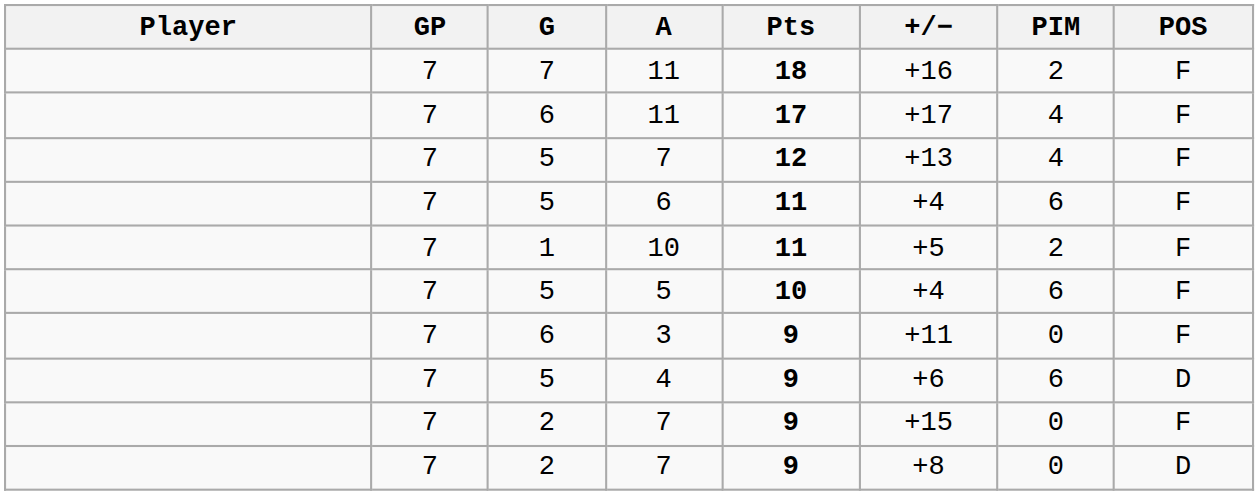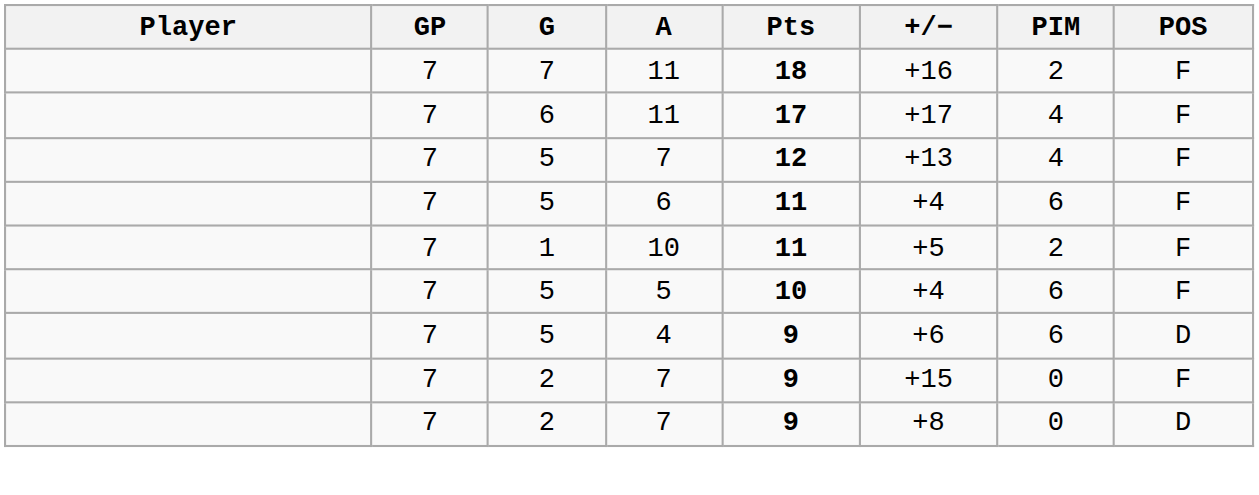- row: (547, 336)
